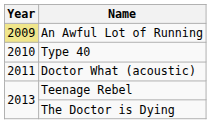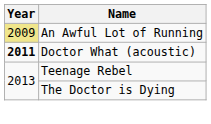- row: (66, 52)
(21, 71) normal -> (21, 52) bold
